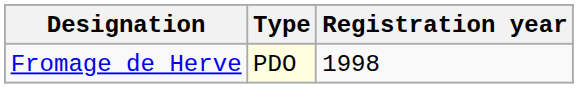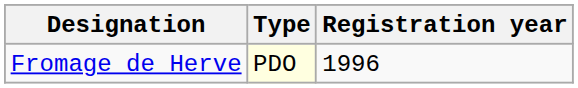(351, 64) 1998 -> (351, 64) 1996
